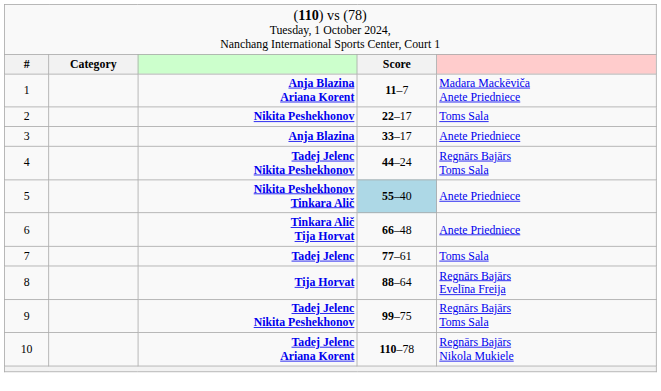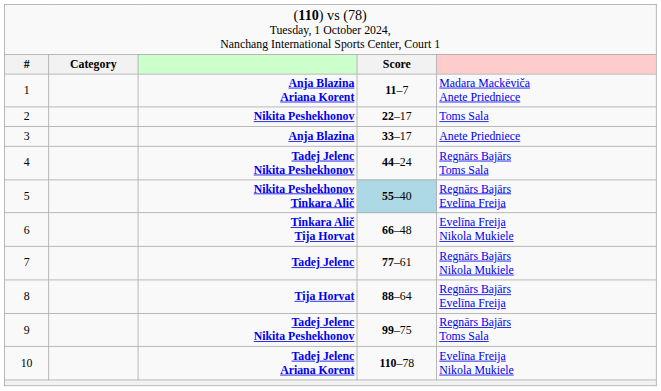(480, 196) Anete Priedniece -> (475, 196) Regnārs Bajārs Evelīna Freija
(480, 230) Anete Priedniece -> (477, 230) Evelīna Freija Nikola Mukiele
(464, 256) Toms Sala -> (477, 263) Regnārs Bajārs Nikola Mukiele
(477, 349) Regnārs Bajārs Nikola Mukiele -> (477, 363) Evelīna Freija Nikola Mukiele
